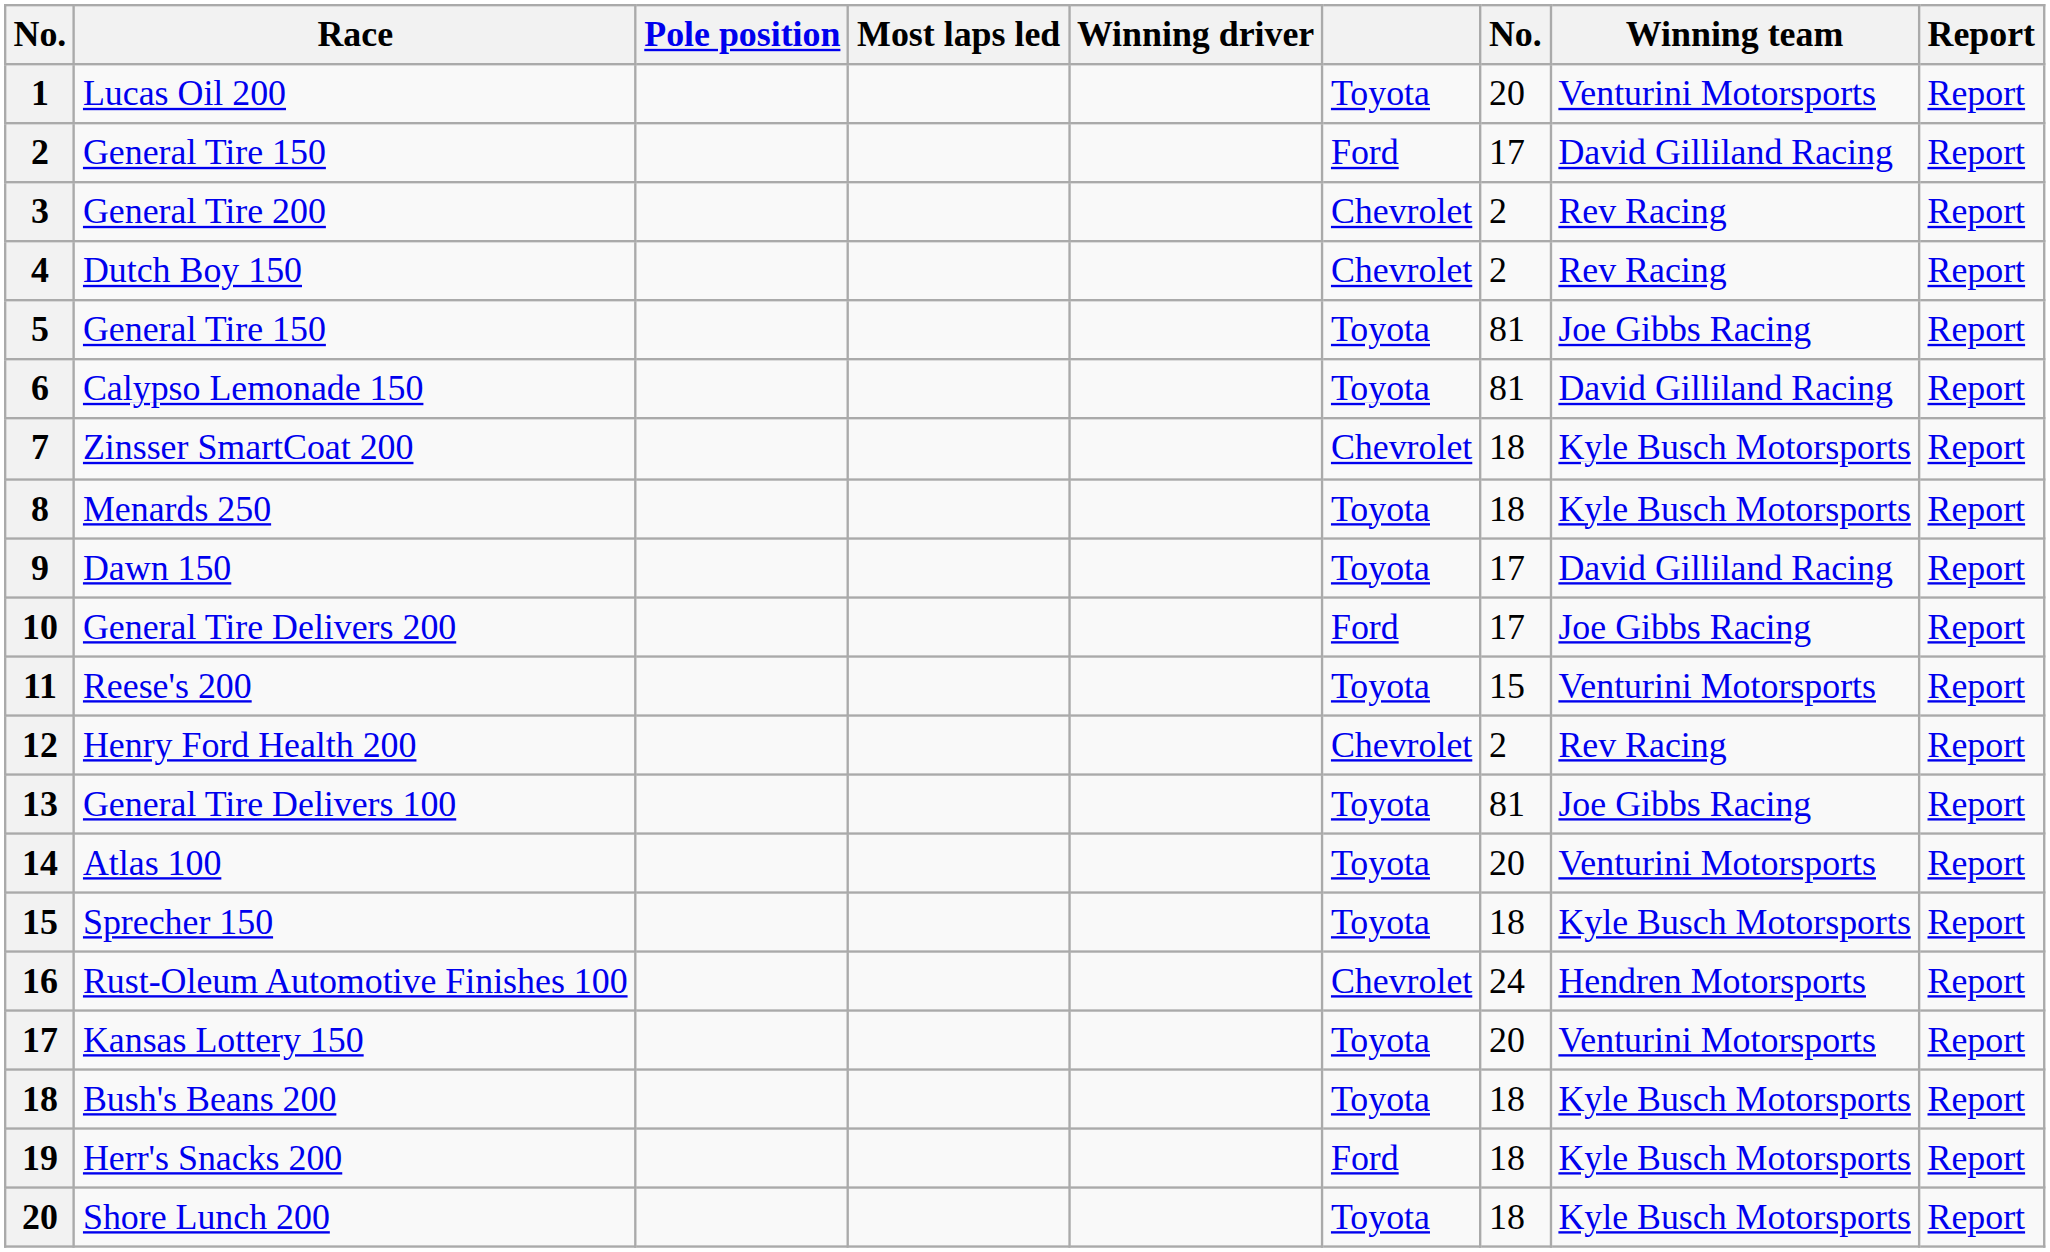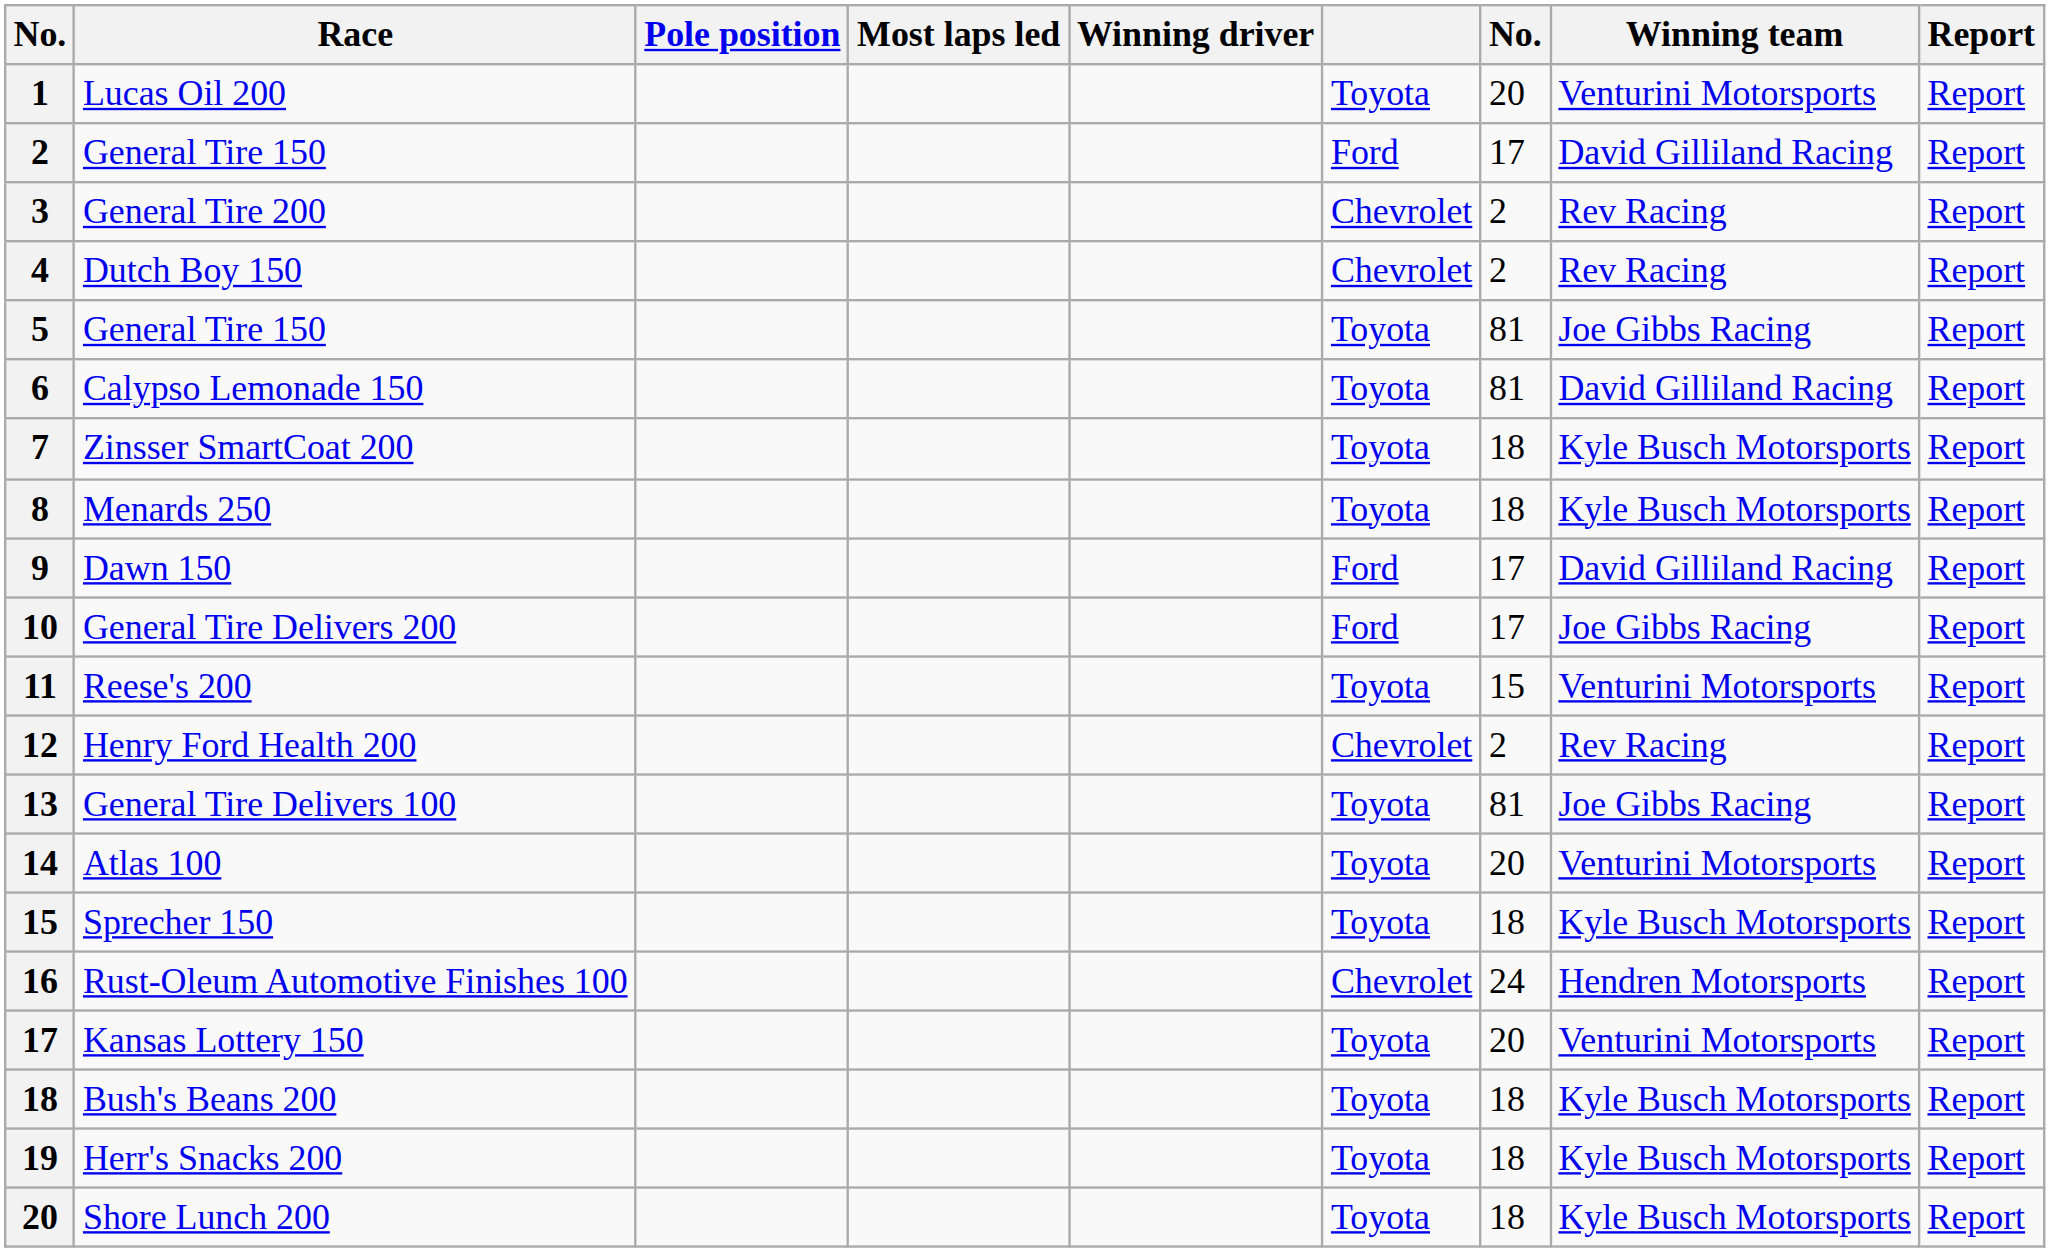(1402, 448) Chevrolet -> (1380, 448) Toyota
(1380, 566) Toyota -> (1365, 566) Ford
(1365, 1158) Ford -> (1380, 1158) Toyota
